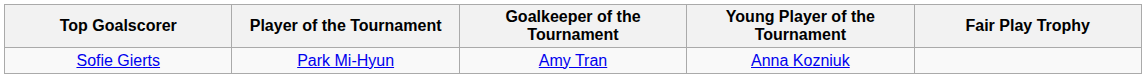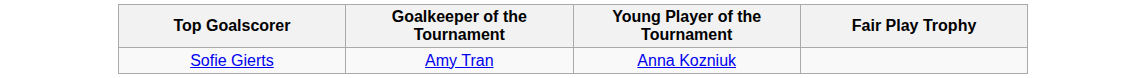- column: (346, 26)
